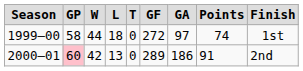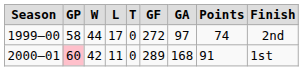(115, 35) 18 -> (115, 35) 17
(273, 35) 1st -> (273, 35) 2nd
(115, 55) 13 -> (115, 55) 11
(182, 55) 186 -> (182, 55) 168
(262, 55) 2nd -> (262, 55) 1st
